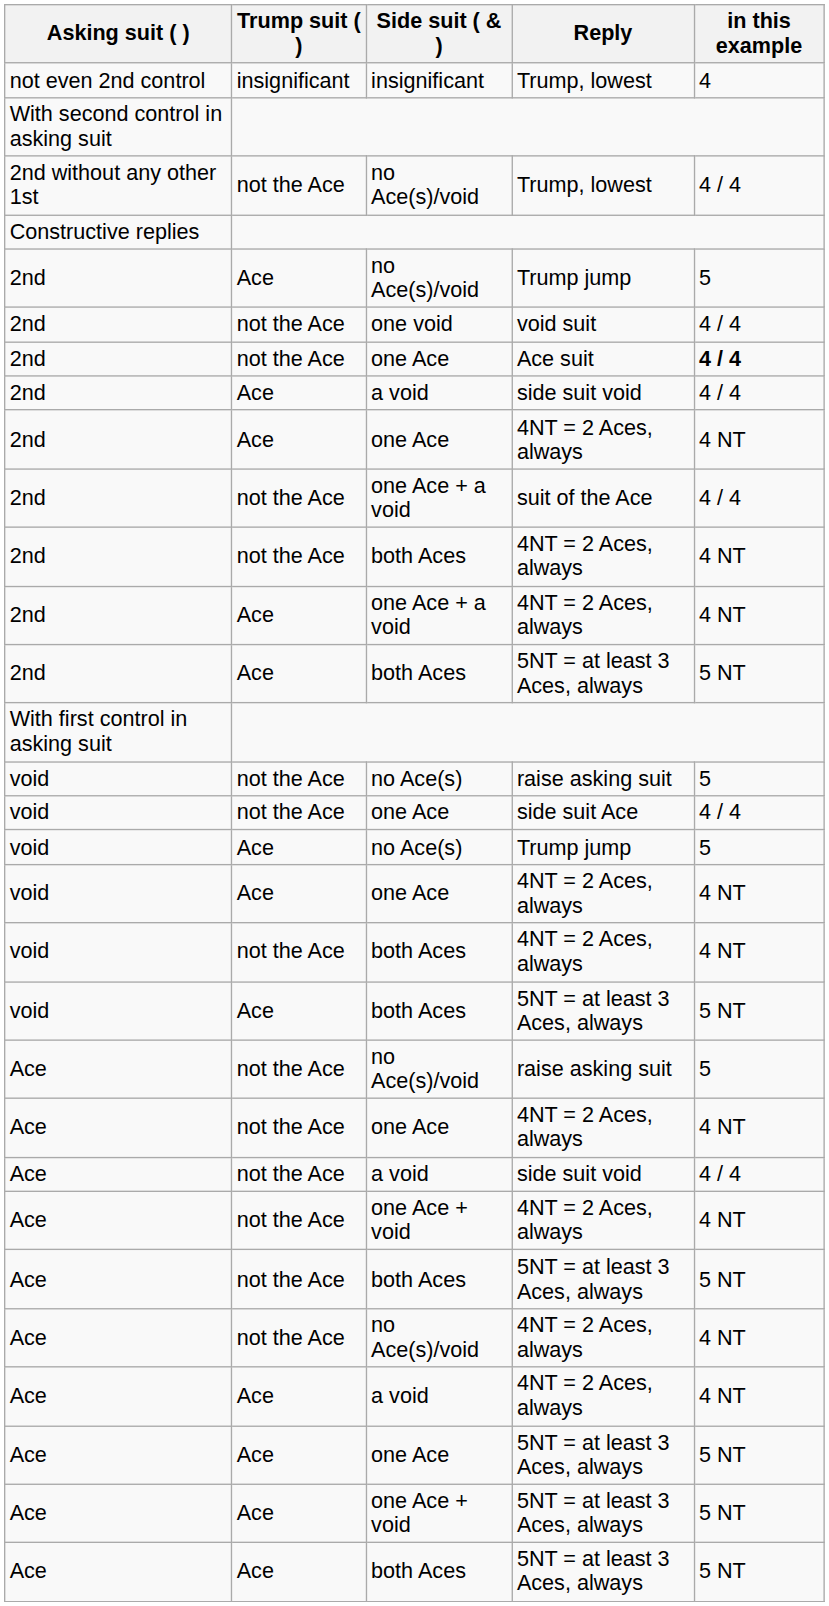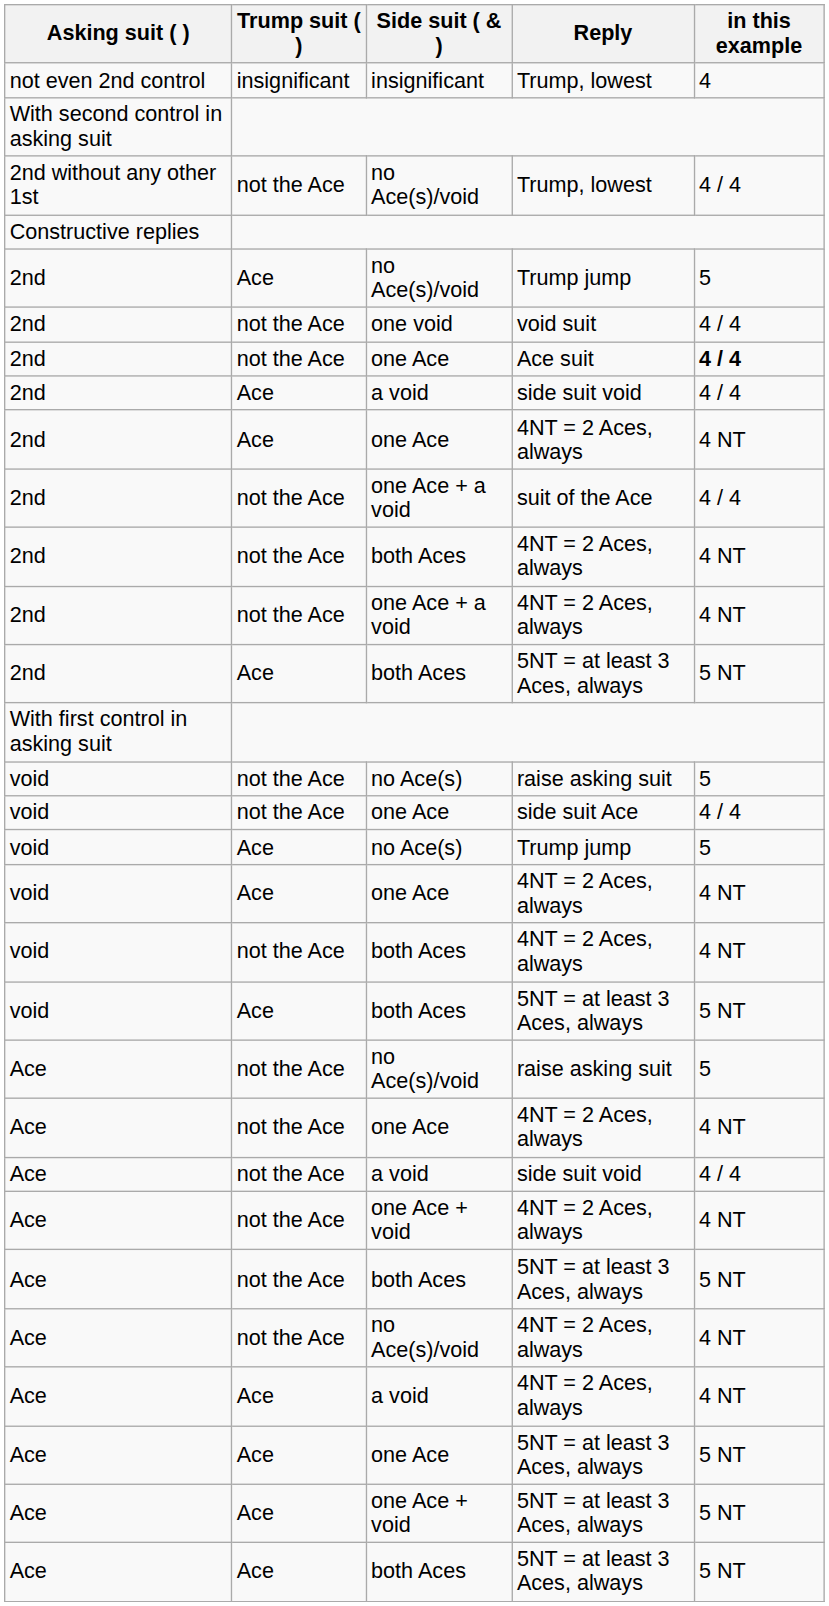(255, 614) Ace -> (291, 614) not the Ace
